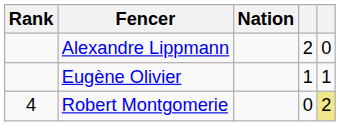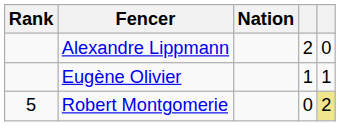(31, 105) 4 -> (31, 105) 5
